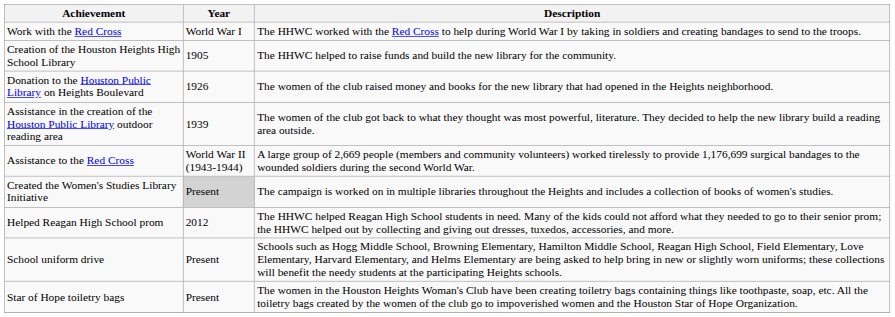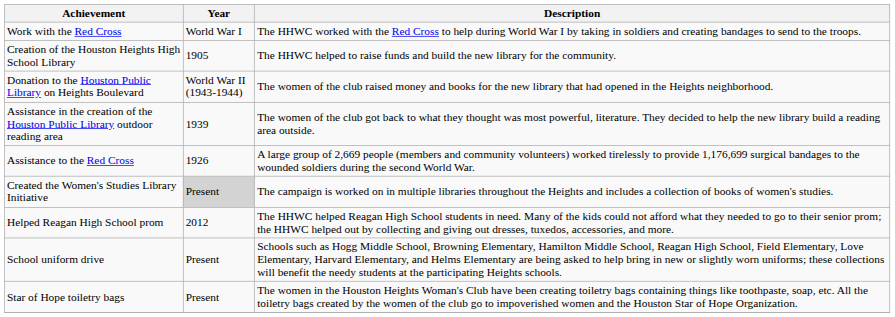(197, 86) 1926 -> (216, 86) World War II (1943-1944)
(216, 161) World War II (1943-1944) -> (197, 161) 1926
